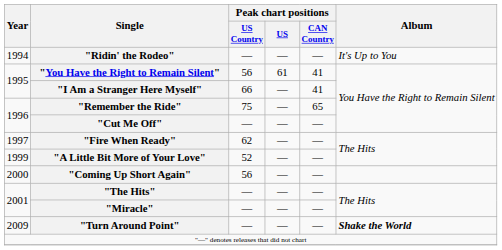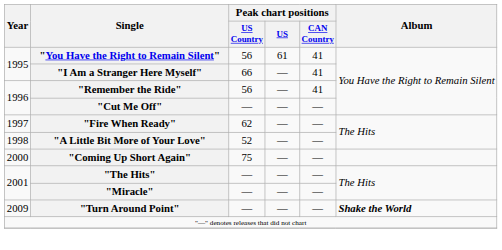- row: (130, 55)
(247, 106) 75 -> (247, 89) 56
(318, 106) 65 -> (318, 89) 41
(18, 157) 1999 -> (18, 140) 1998
(247, 174) 56 -> (247, 157) 75
